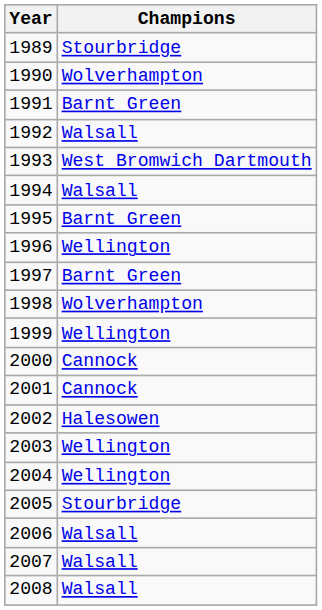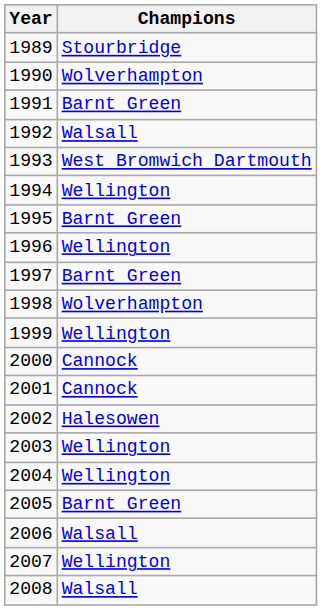(100, 190) Walsall -> (116, 190) Wellington
(121, 504) Stourbridge -> (121, 504) Barnt Green
(100, 562) Walsall -> (116, 562) Wellington
